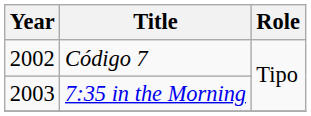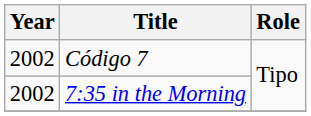(32, 93) 2003 -> (32, 93) 2002
